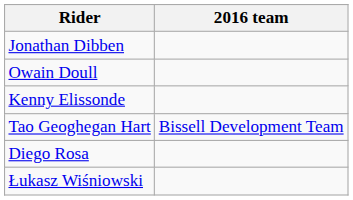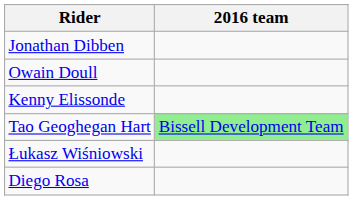(251, 126) no background -> (251, 126) lightgreen background
rows swapped: (49, 153) <-> (76, 180)
